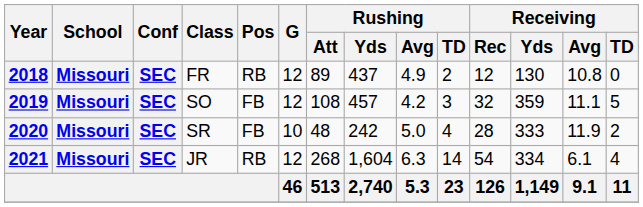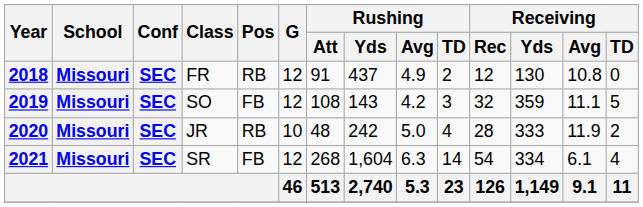(320, 74) 89 -> (320, 74) 91
(363, 103) 457 -> (363, 103) 143
(199, 131) SR -> (197, 131) JR
(253, 131) FB -> (254, 131) RB
(197, 159) JR -> (199, 159) SR
(254, 159) RB -> (253, 159) FB
